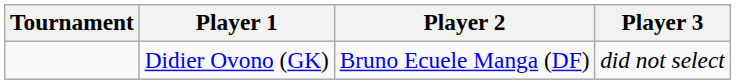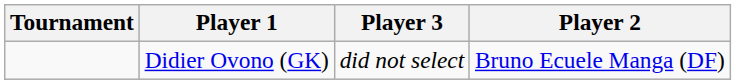columns swapped: (465, 23) <-> (662, 23)
